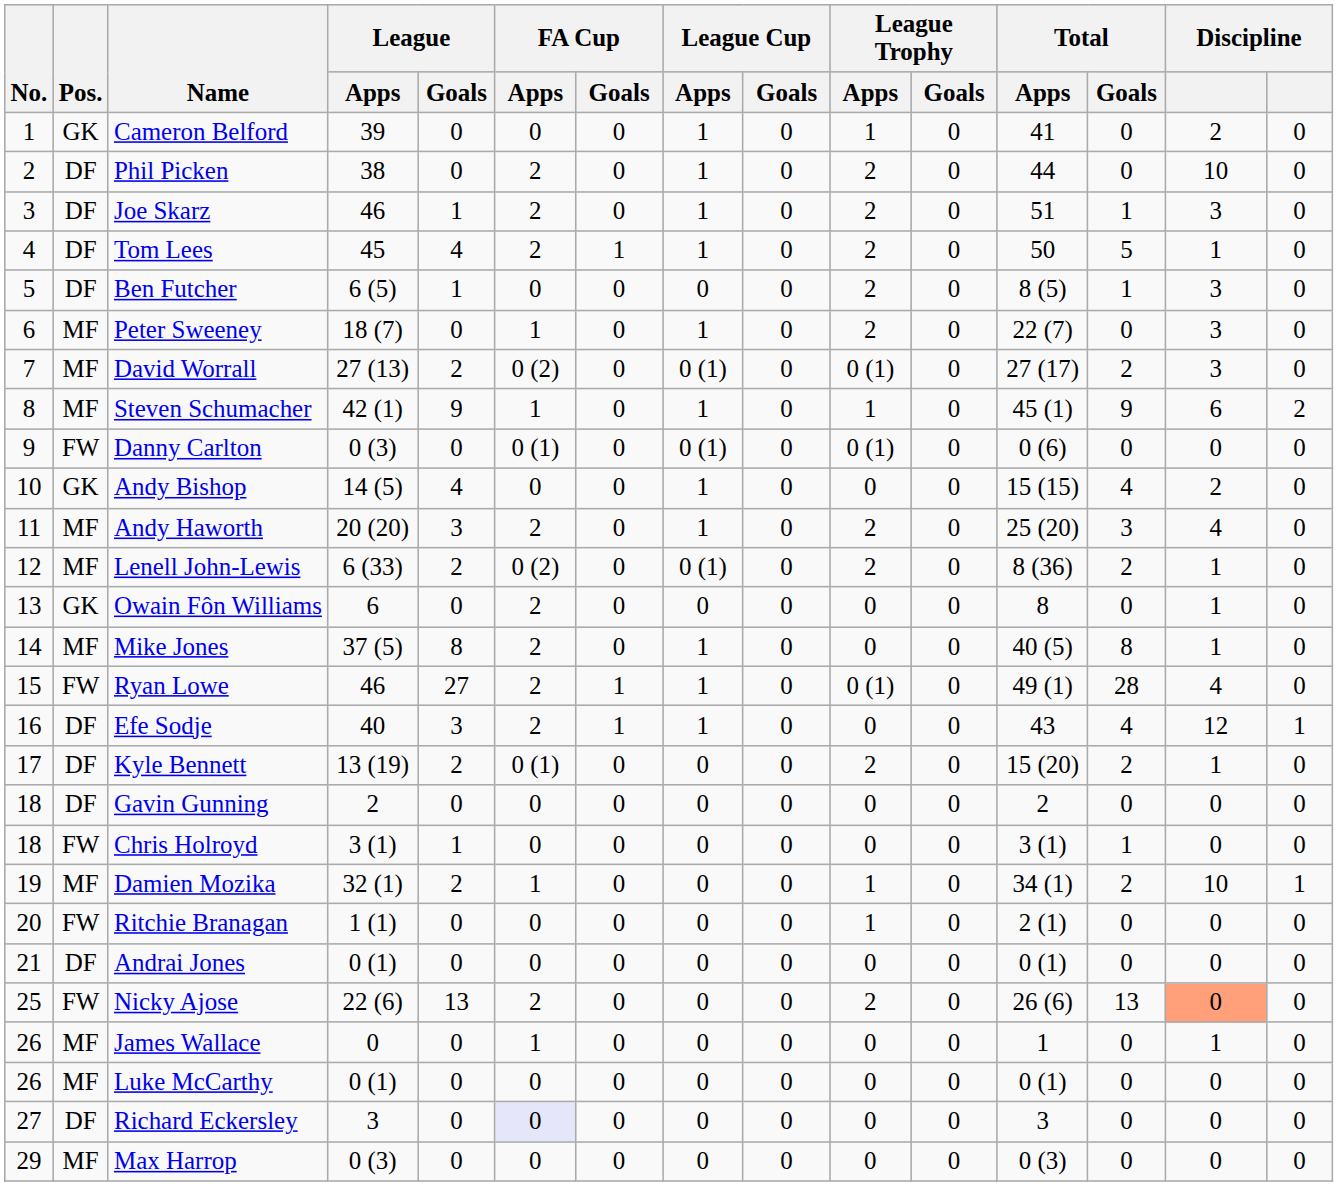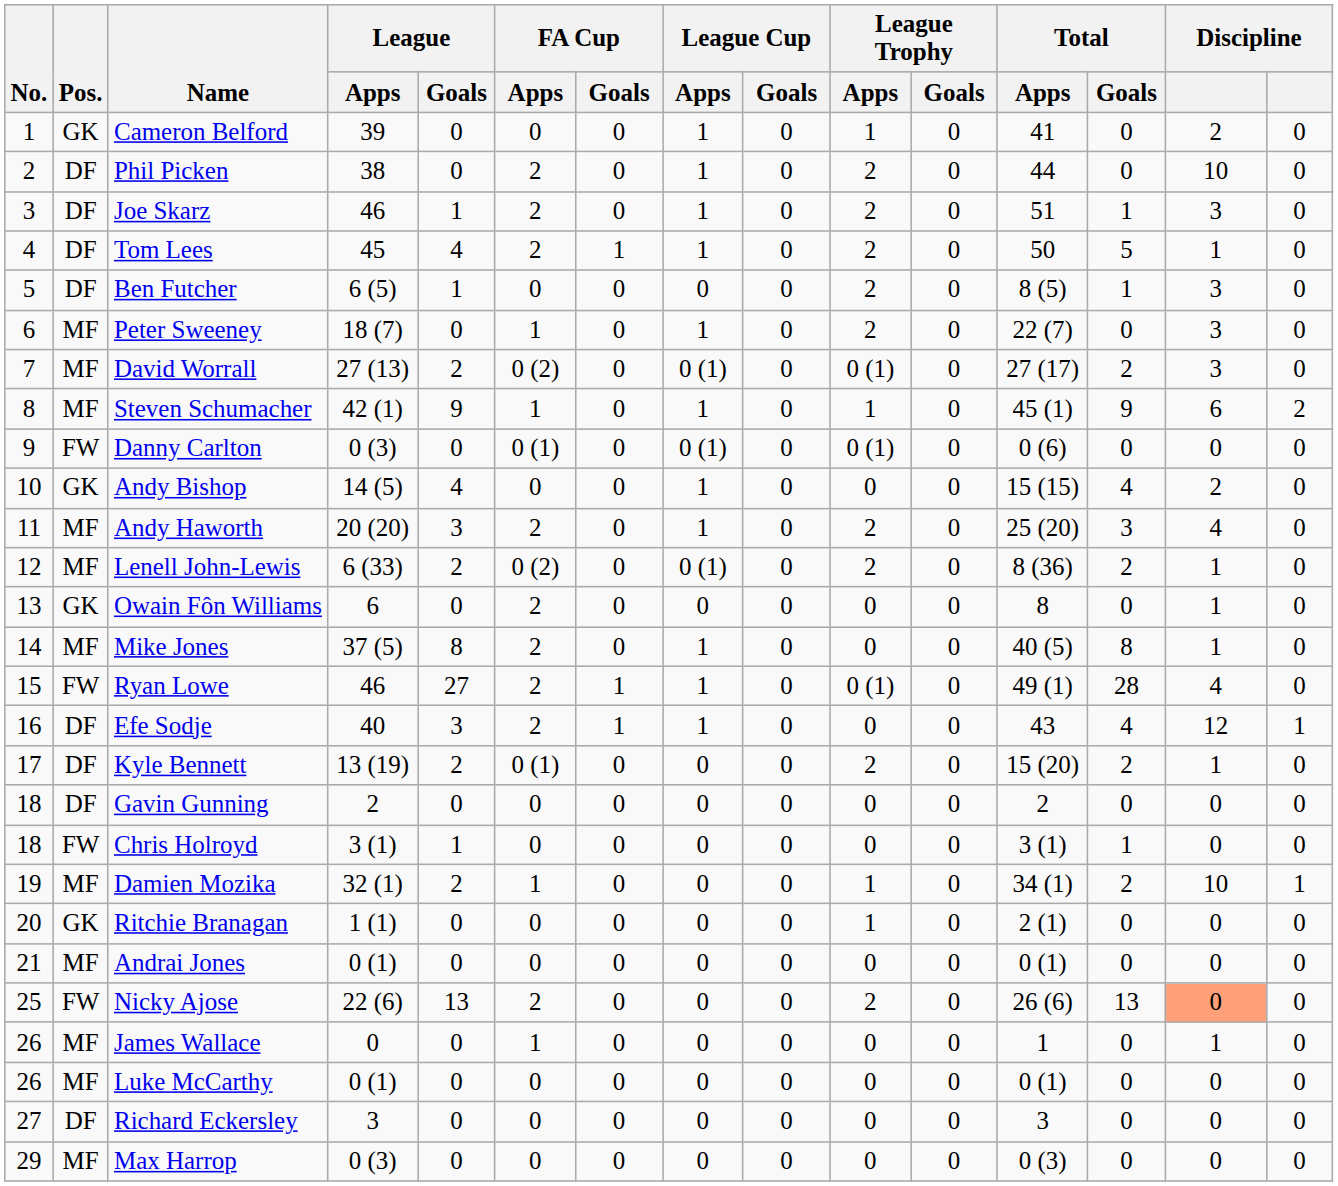(81, 923) FW -> (81, 923) GK
(81, 962) DF -> (81, 962) MF
(535, 1121) lavender background -> (535, 1121) no background
